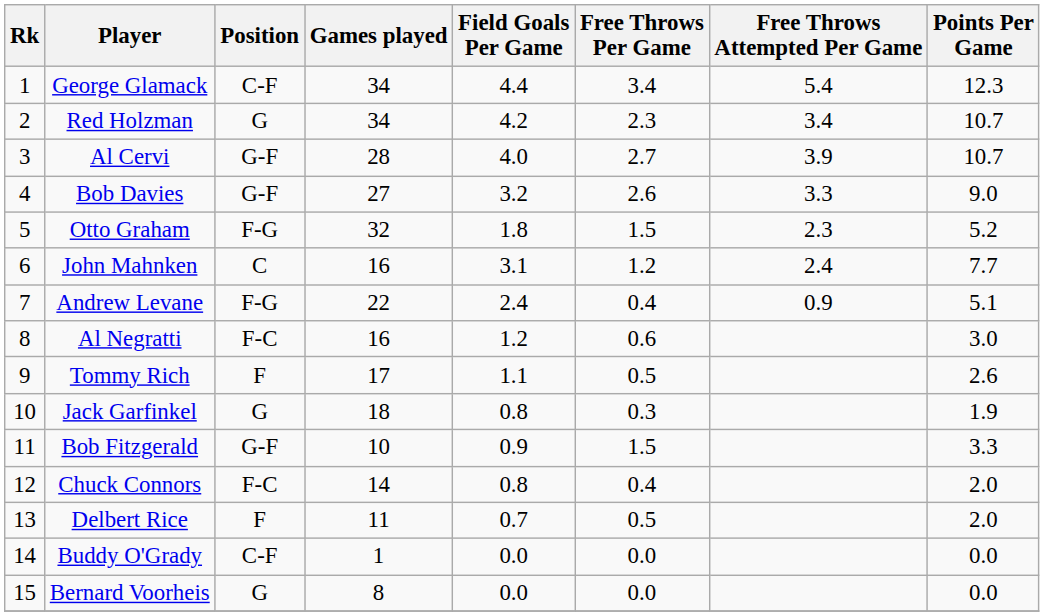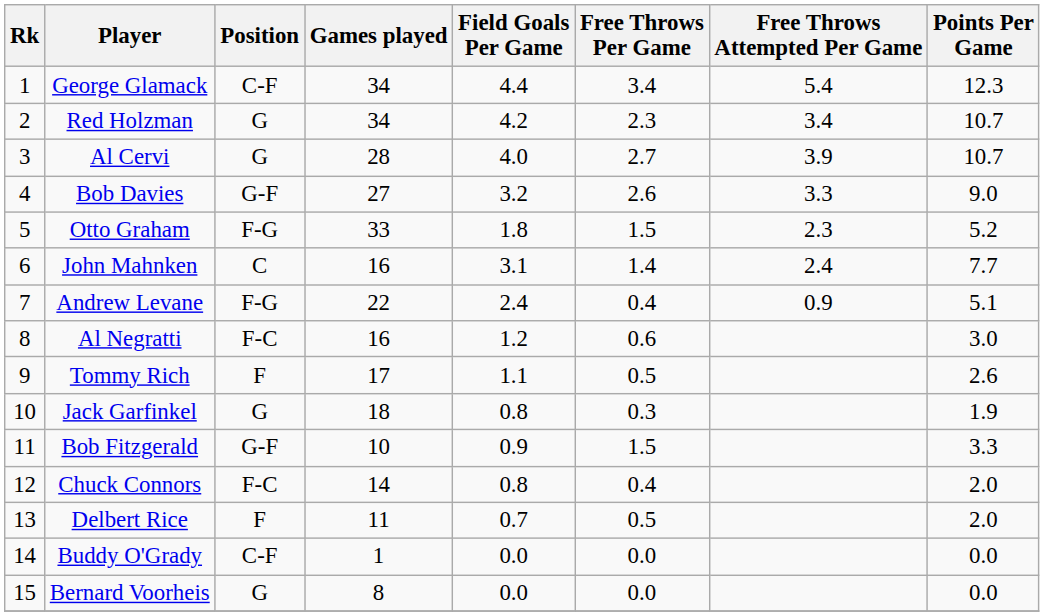(260, 157) G-F -> (260, 157) G
(379, 229) 32 -> (379, 229) 33
(642, 266) 1.2 -> (642, 266) 1.4
